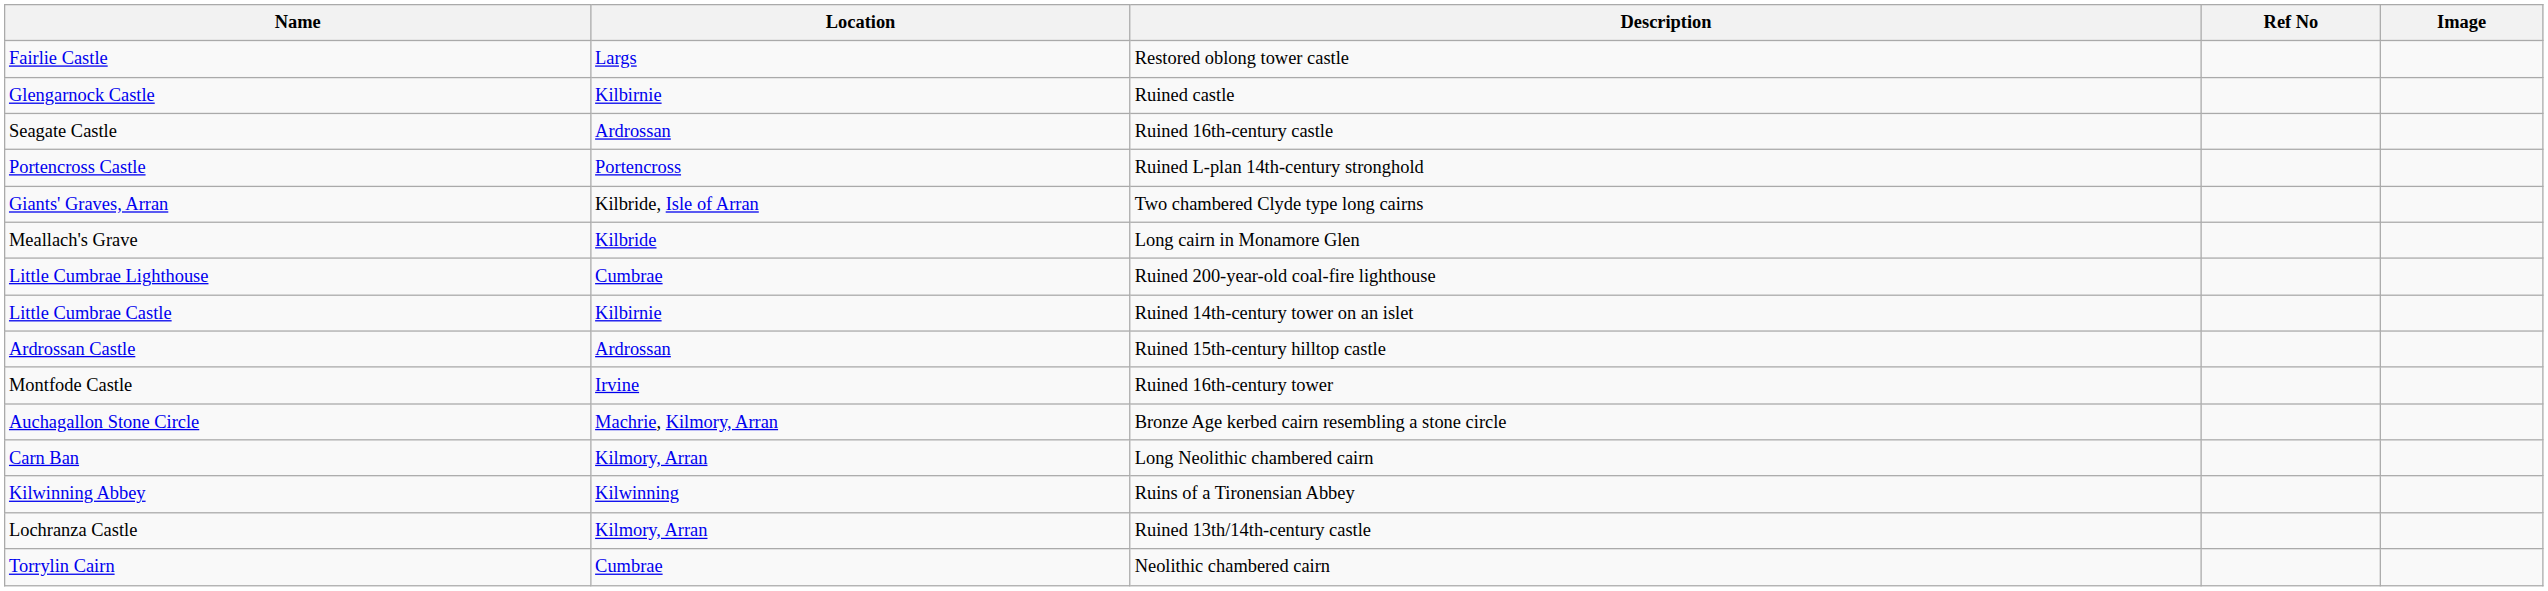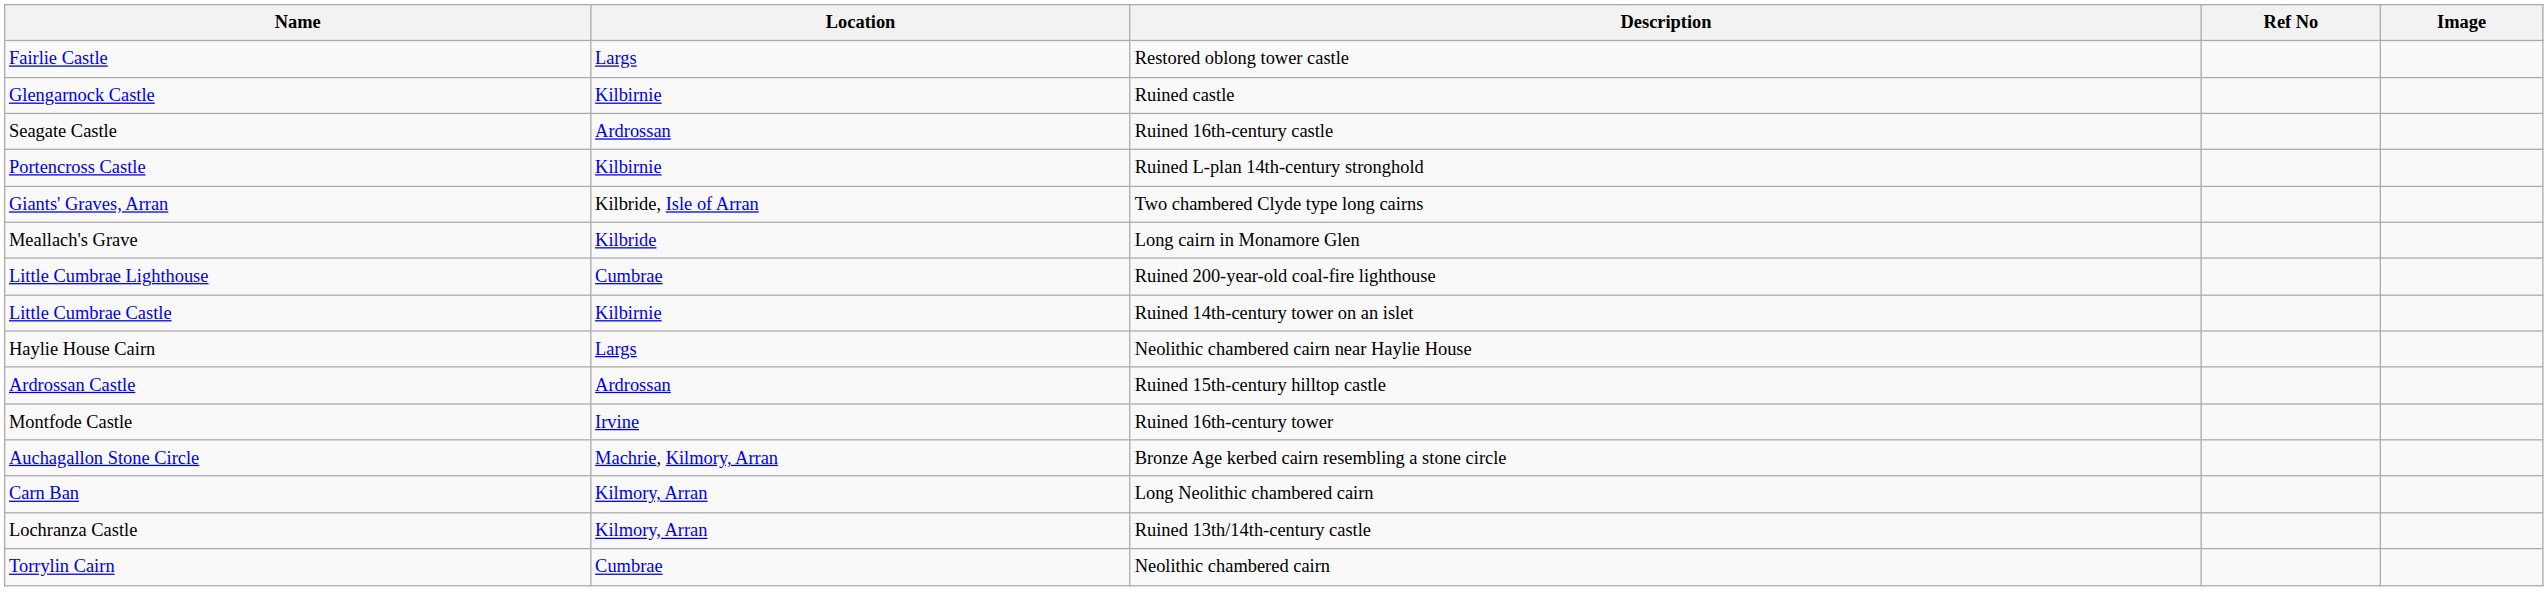(638, 167) Portencross -> (628, 167) Kilbirnie
+ row: (82, 349)
- row: (77, 494)
